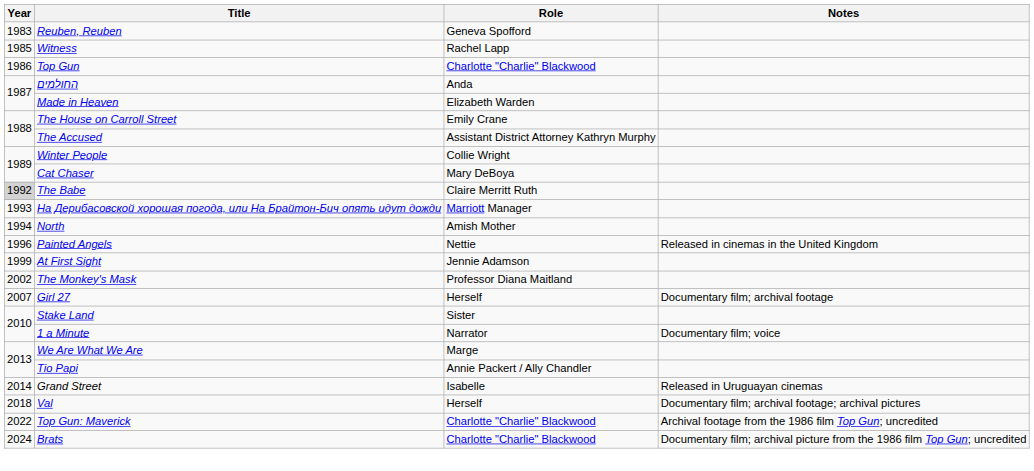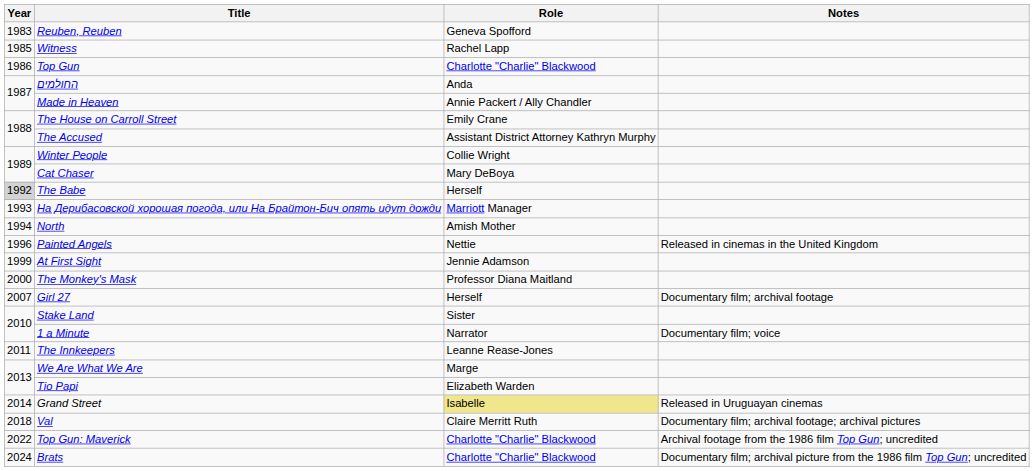(490, 102) Elizabeth Warden -> (519, 102) Annie Packert / Ally Chandler
(492, 191) Claire Merritt Ruth -> (464, 191) Herself
(19, 279) 2002 -> (19, 279) 2000
+ row: (76, 350)
(519, 368) Annie Packert / Ally Chandler -> (490, 386) Elizabeth Warden
(466, 386) no background -> (466, 404) khaki background
(464, 404) Herself -> (492, 421) Claire Merritt Ruth
